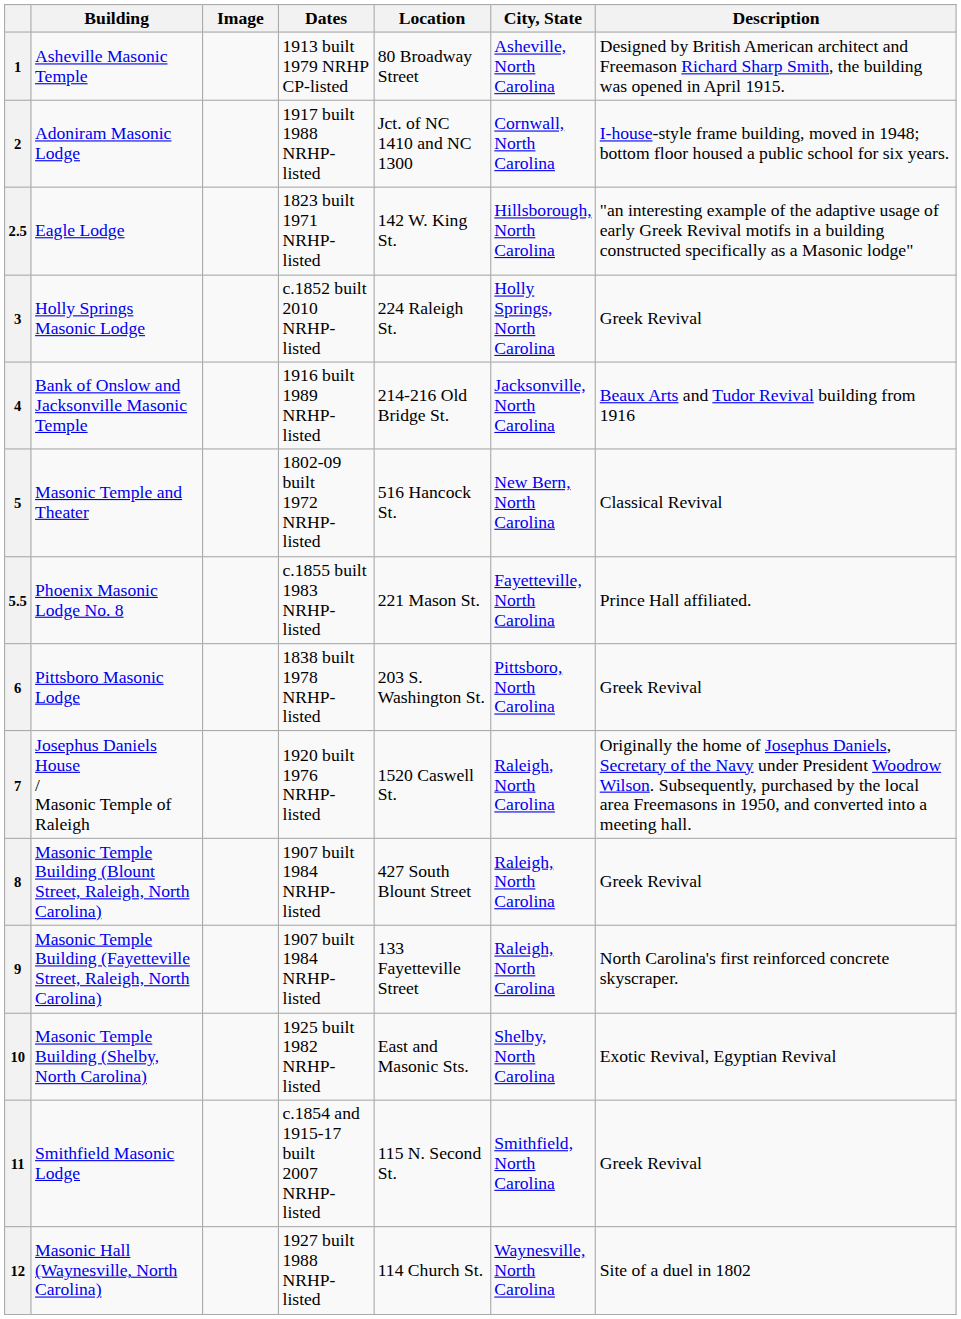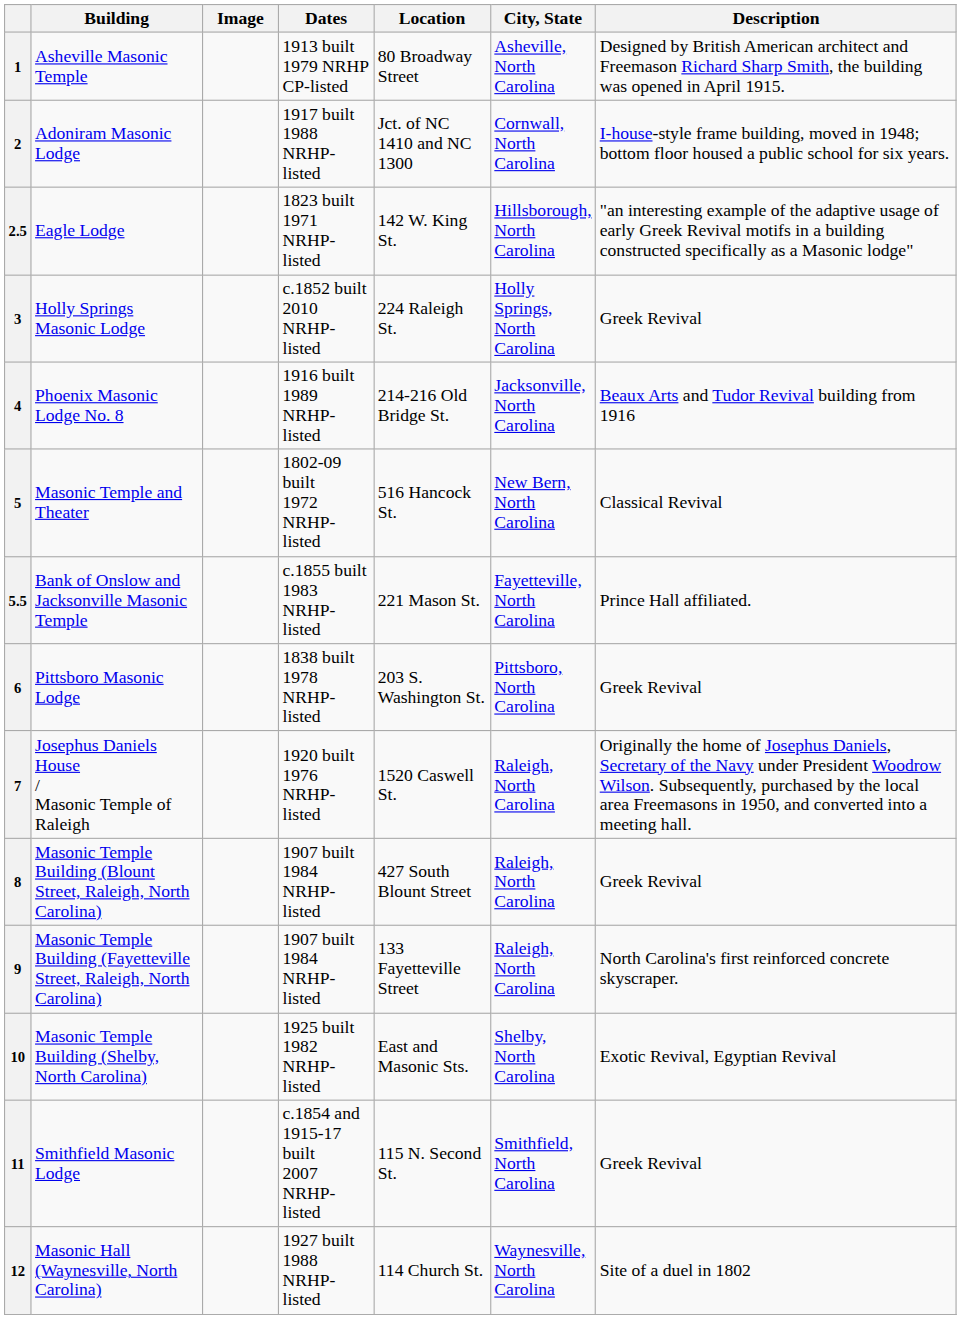(111, 405) Bank of Onslow and Jacksonville Masonic Temple -> (96, 405) Phoenix Masonic Lodge No. 8
(96, 599) Phoenix Masonic Lodge No. 8 -> (111, 599) Bank of Onslow and Jacksonville Masonic Temple
